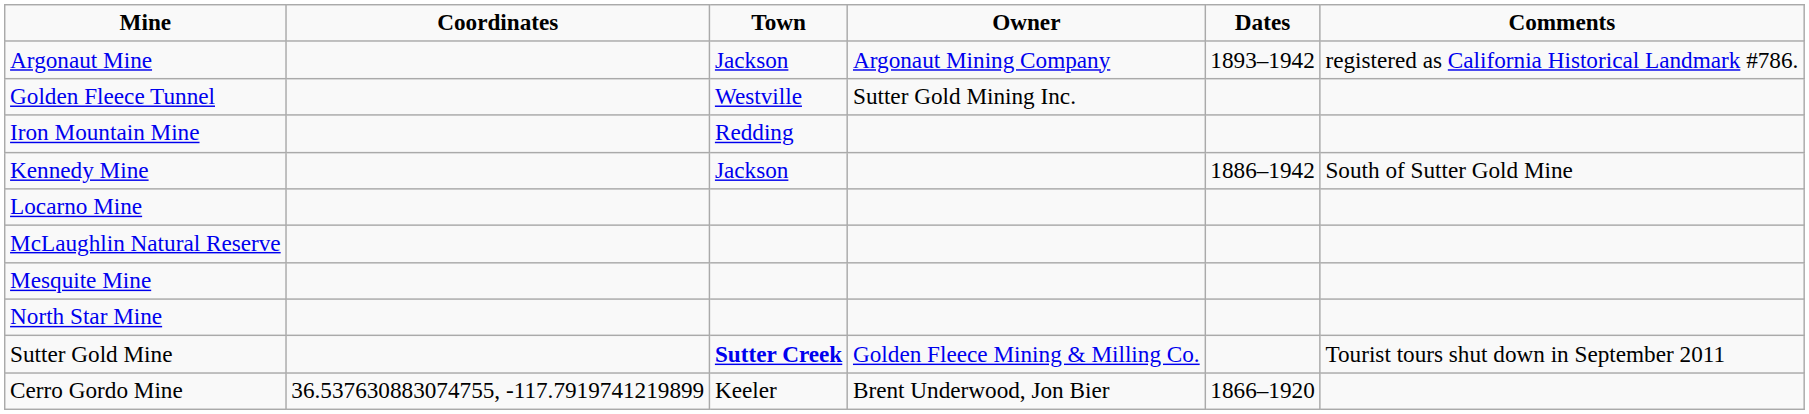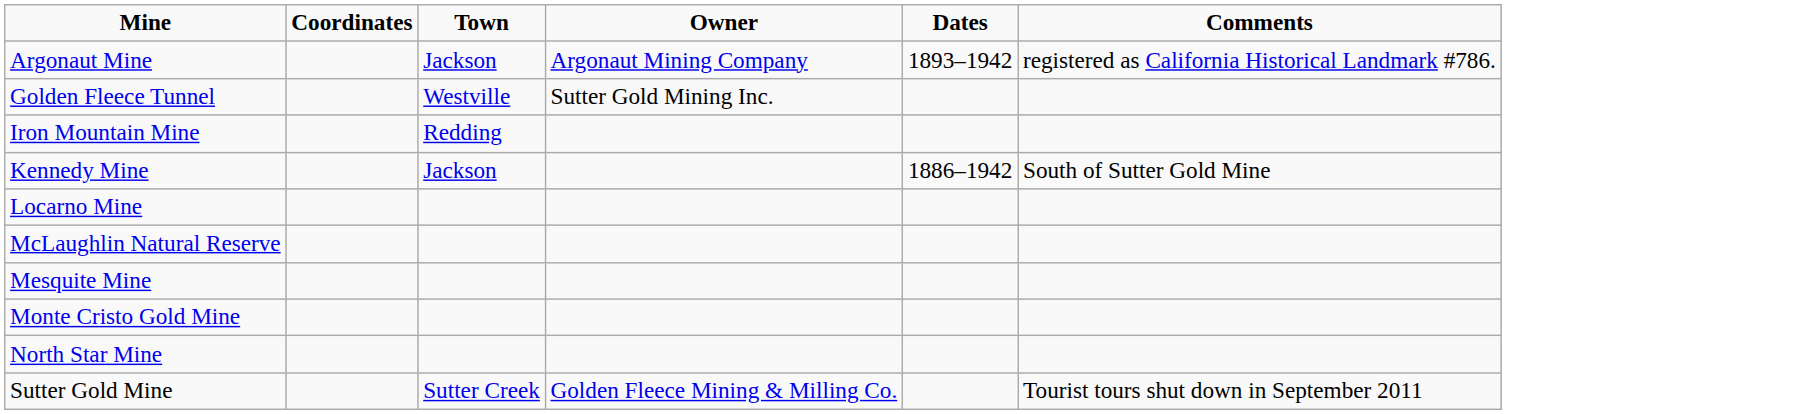+ row: (125, 317)
(779, 354) bold -> (482, 390) normal
- row: (96, 390)
